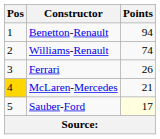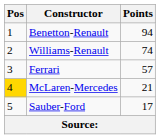(147, 69) 26 -> (147, 69) 57
(147, 106) lightyellow background -> (147, 106) no background
